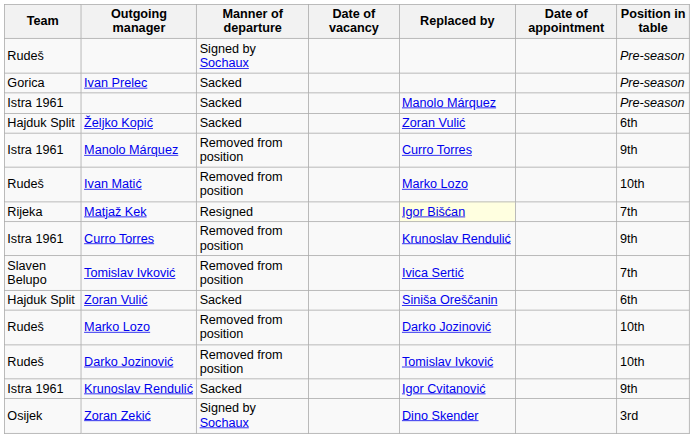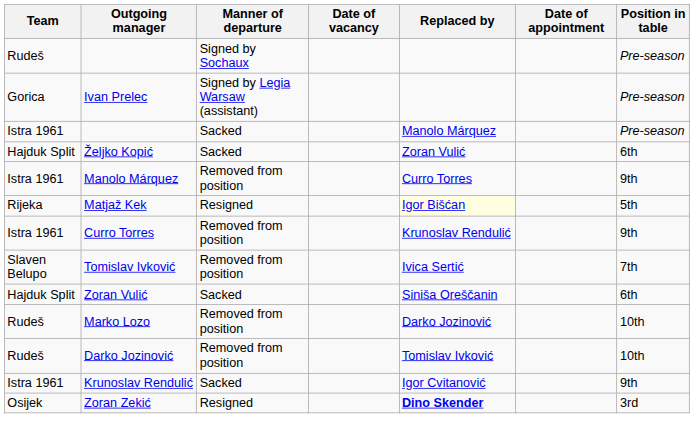(221, 83) Sacked -> (245, 97) Signed by Legia Warsaw (assistant)
- row: (26, 184)
(629, 211) 7th -> (629, 205) 5th
(228, 416) Signed by Sochaux -> (226, 403) Resigned
(440, 416) normal -> (443, 403) bold
